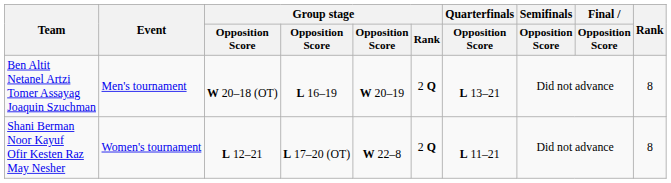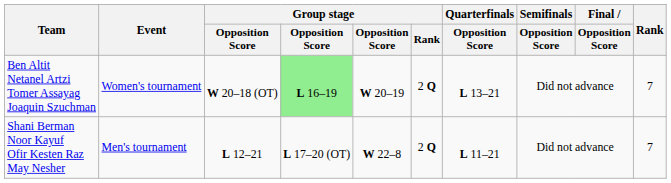(144, 86) Men's tournament -> (151, 86) Women's tournament
(317, 93) no background -> (317, 93) lightgreen background
(650, 86) 8 -> (650, 86) 7
(151, 147) Women's tournament -> (144, 147) Men's tournament
(650, 147) 8 -> (650, 147) 7
